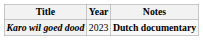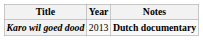(99, 27) 2023 -> (99, 27) 2013
